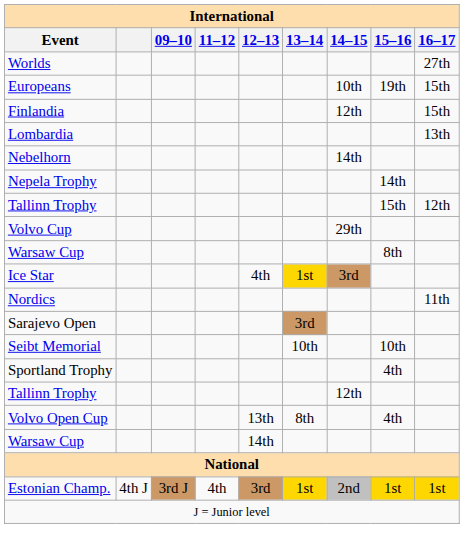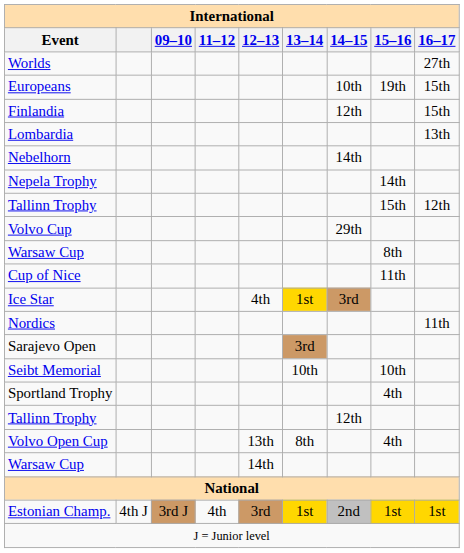+ row: (44, 275)
